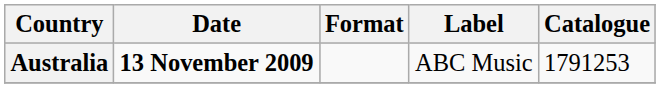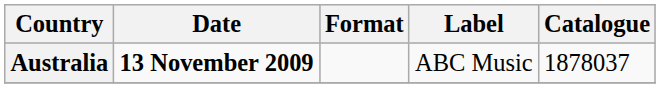(587, 62) 1791253 -> (587, 62) 1878037
